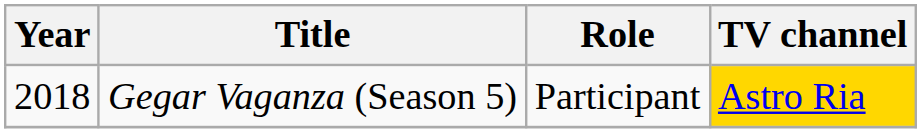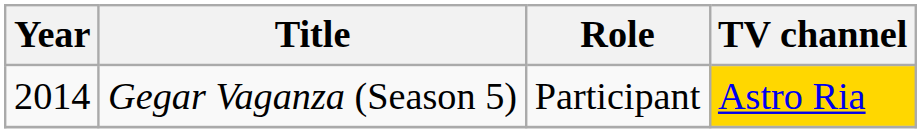(52, 95) 2018 -> (52, 95) 2014
